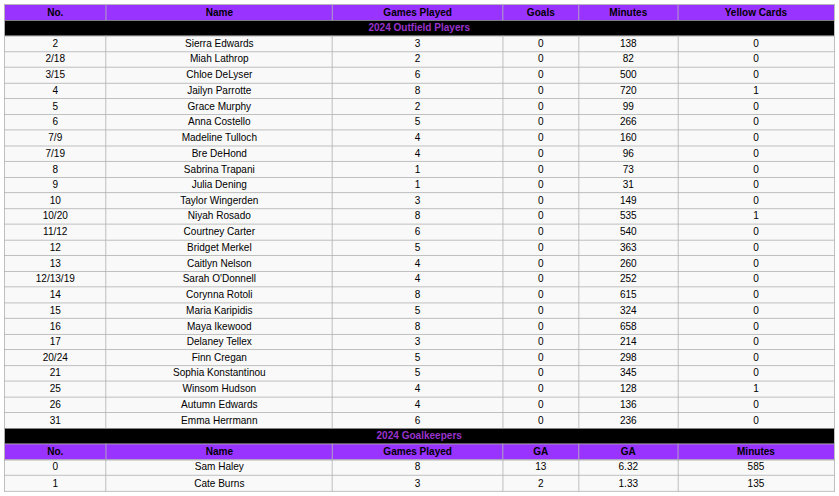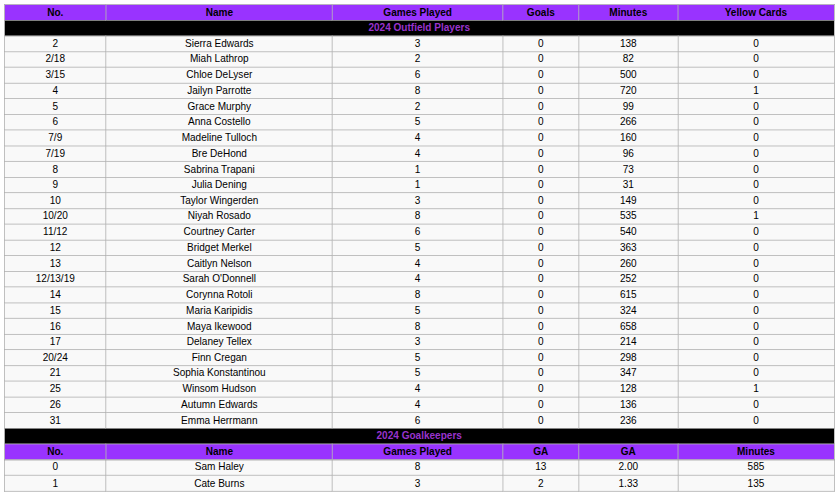(628, 373) 345 -> (628, 373) 347
(628, 467) 6.32 -> (628, 467) 2.00
